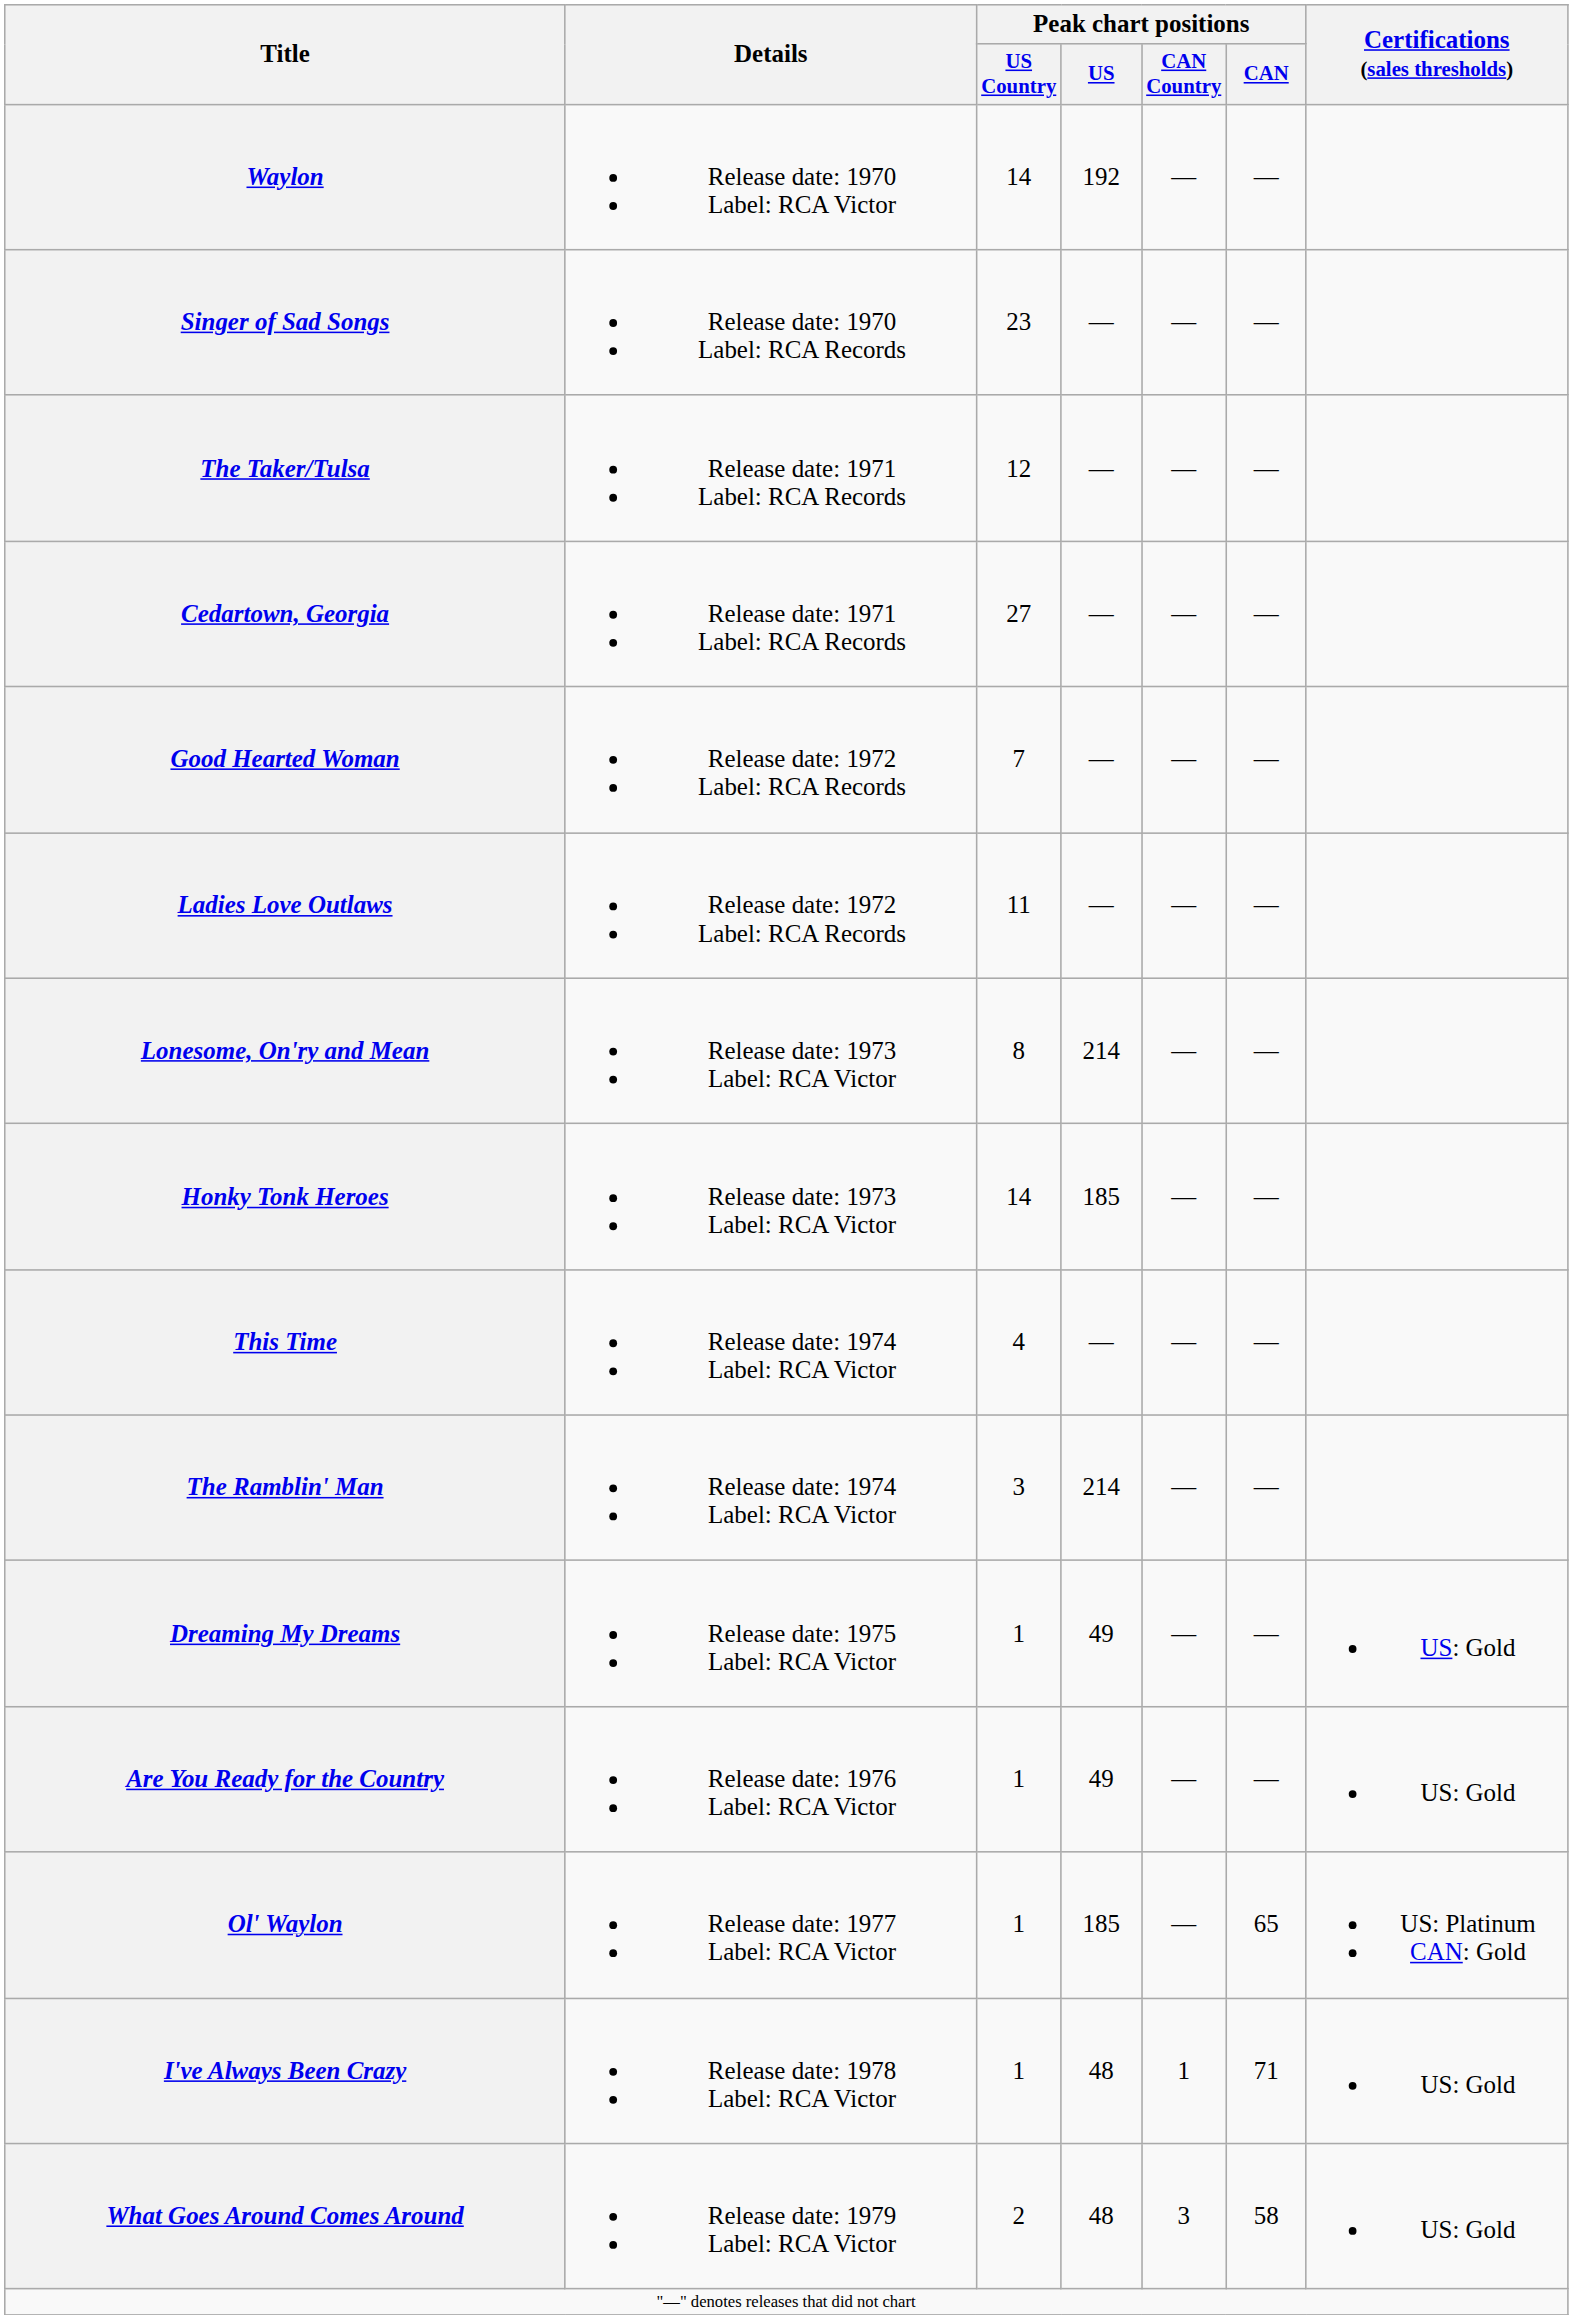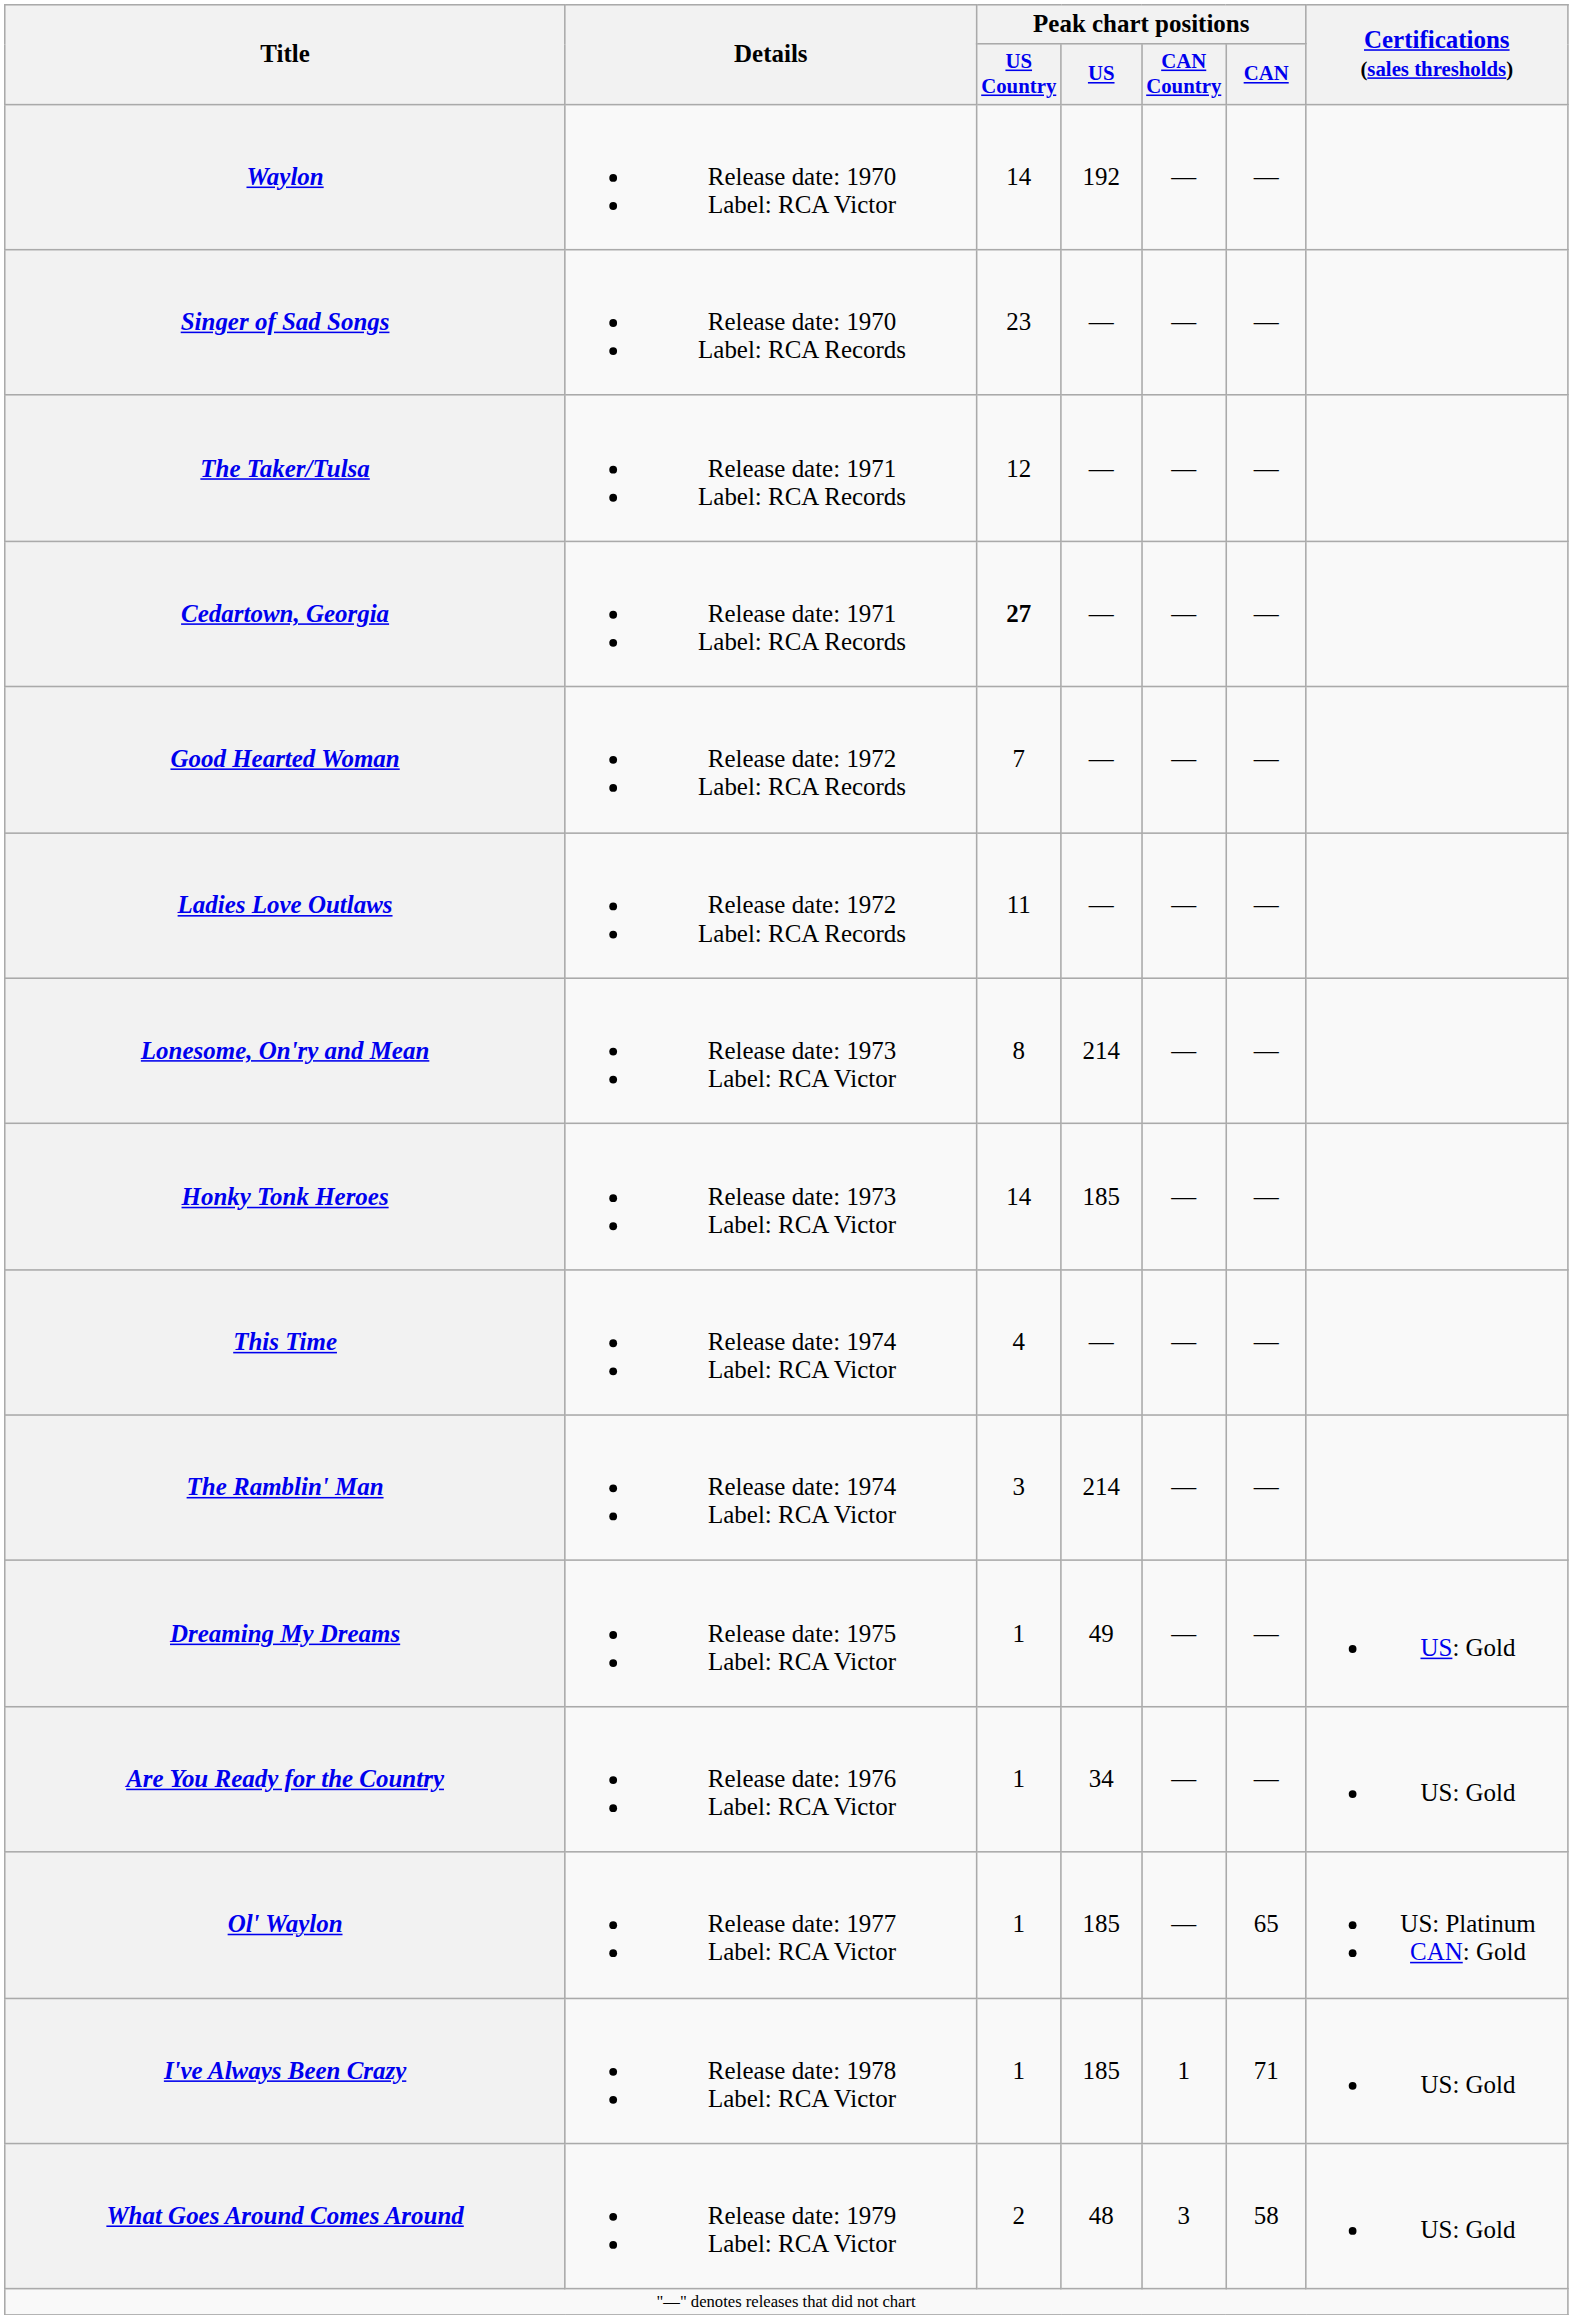(1019, 613) normal -> (1019, 613) bold
(1101, 1778) 49 -> (1101, 1778) 34
(1101, 2070) 48 -> (1101, 2070) 185
